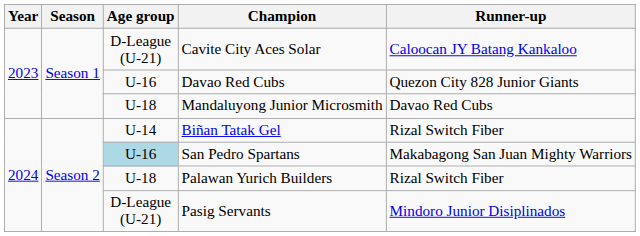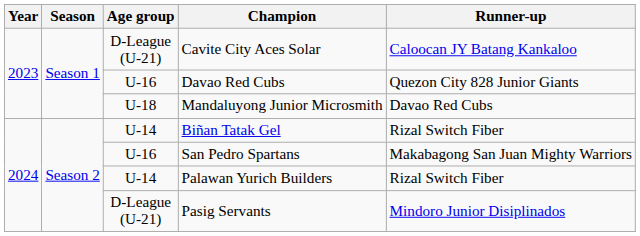(141, 154) lightblue background -> (141, 154) no background
(141, 178) U-18 -> (141, 178) U-14
